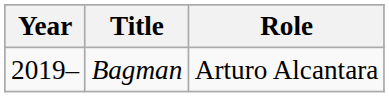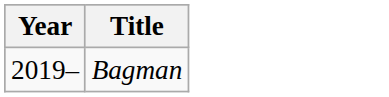- column: (287, 26)
